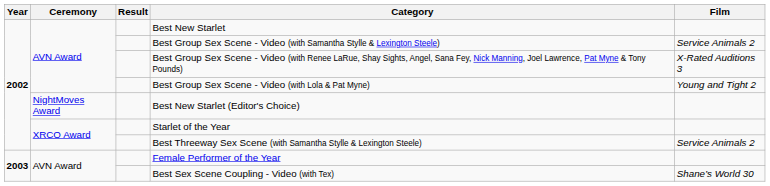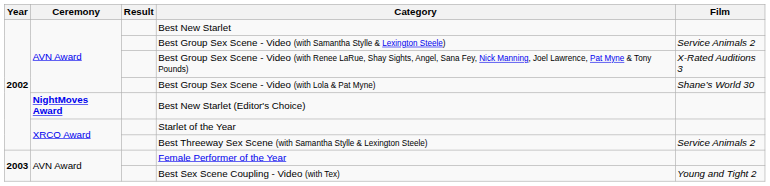(716, 85) Young and Tight 2 -> (716, 85) Shane’s World 30
(59, 106) normal -> (60, 106) bold
(715, 173) Shane’s World 30 -> (717, 173) Young and Tight 2
